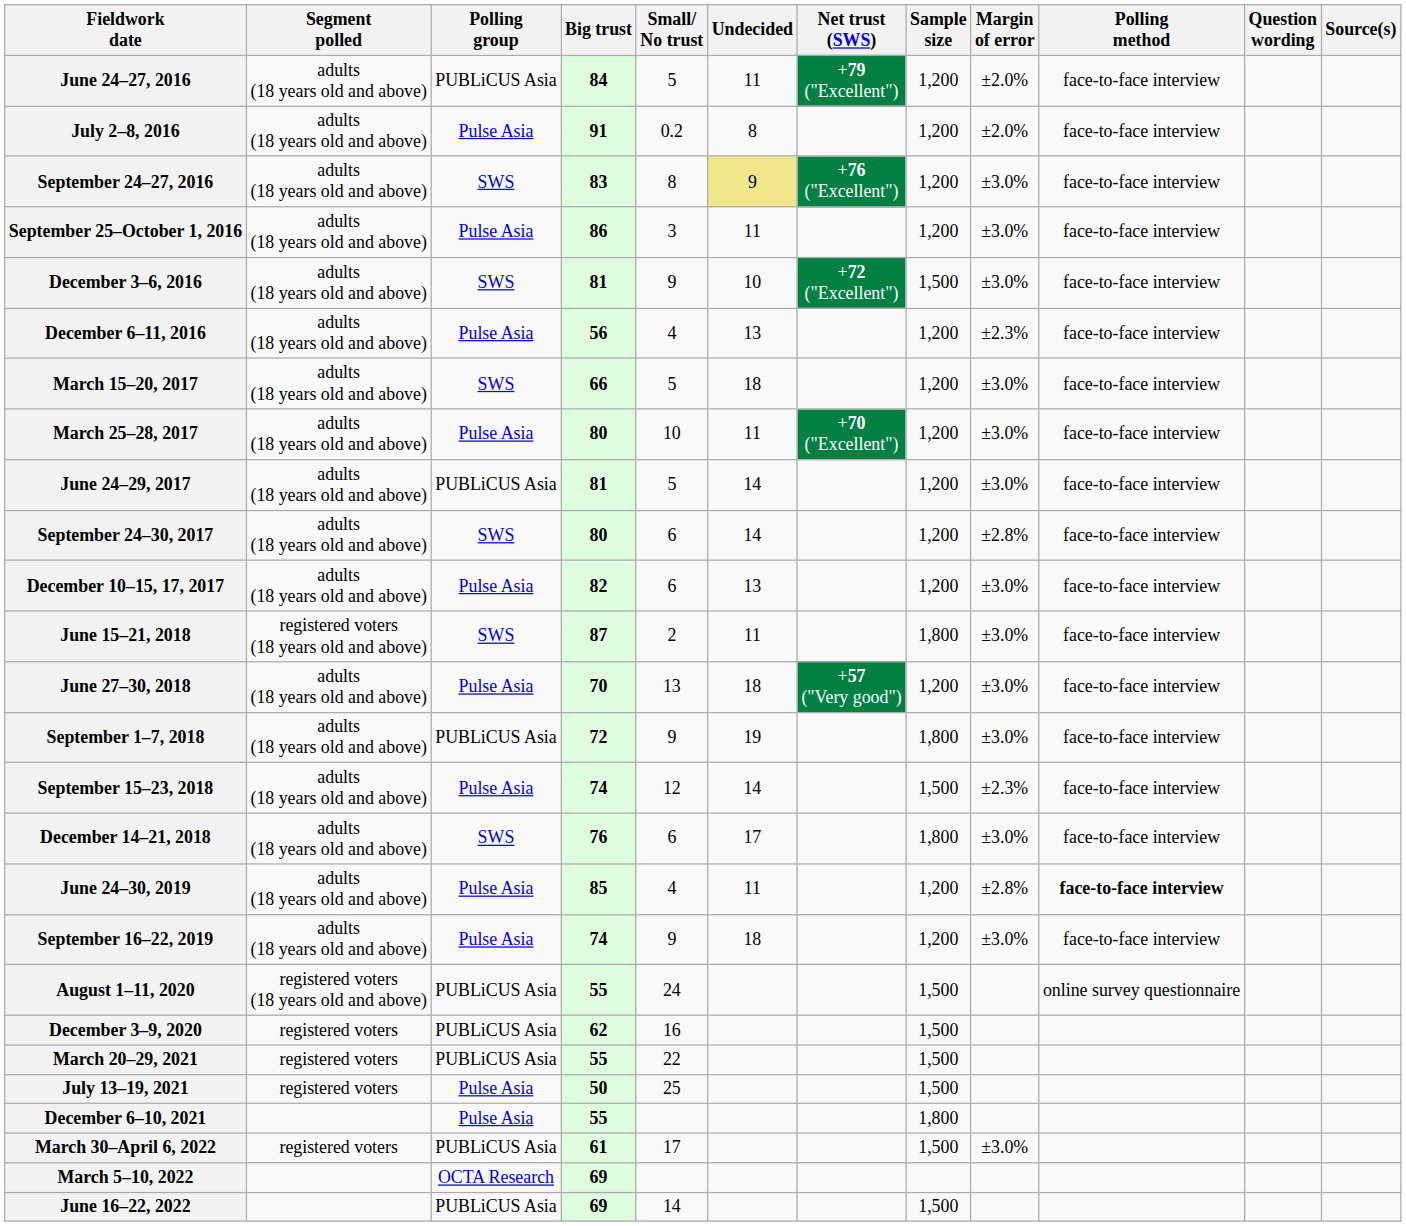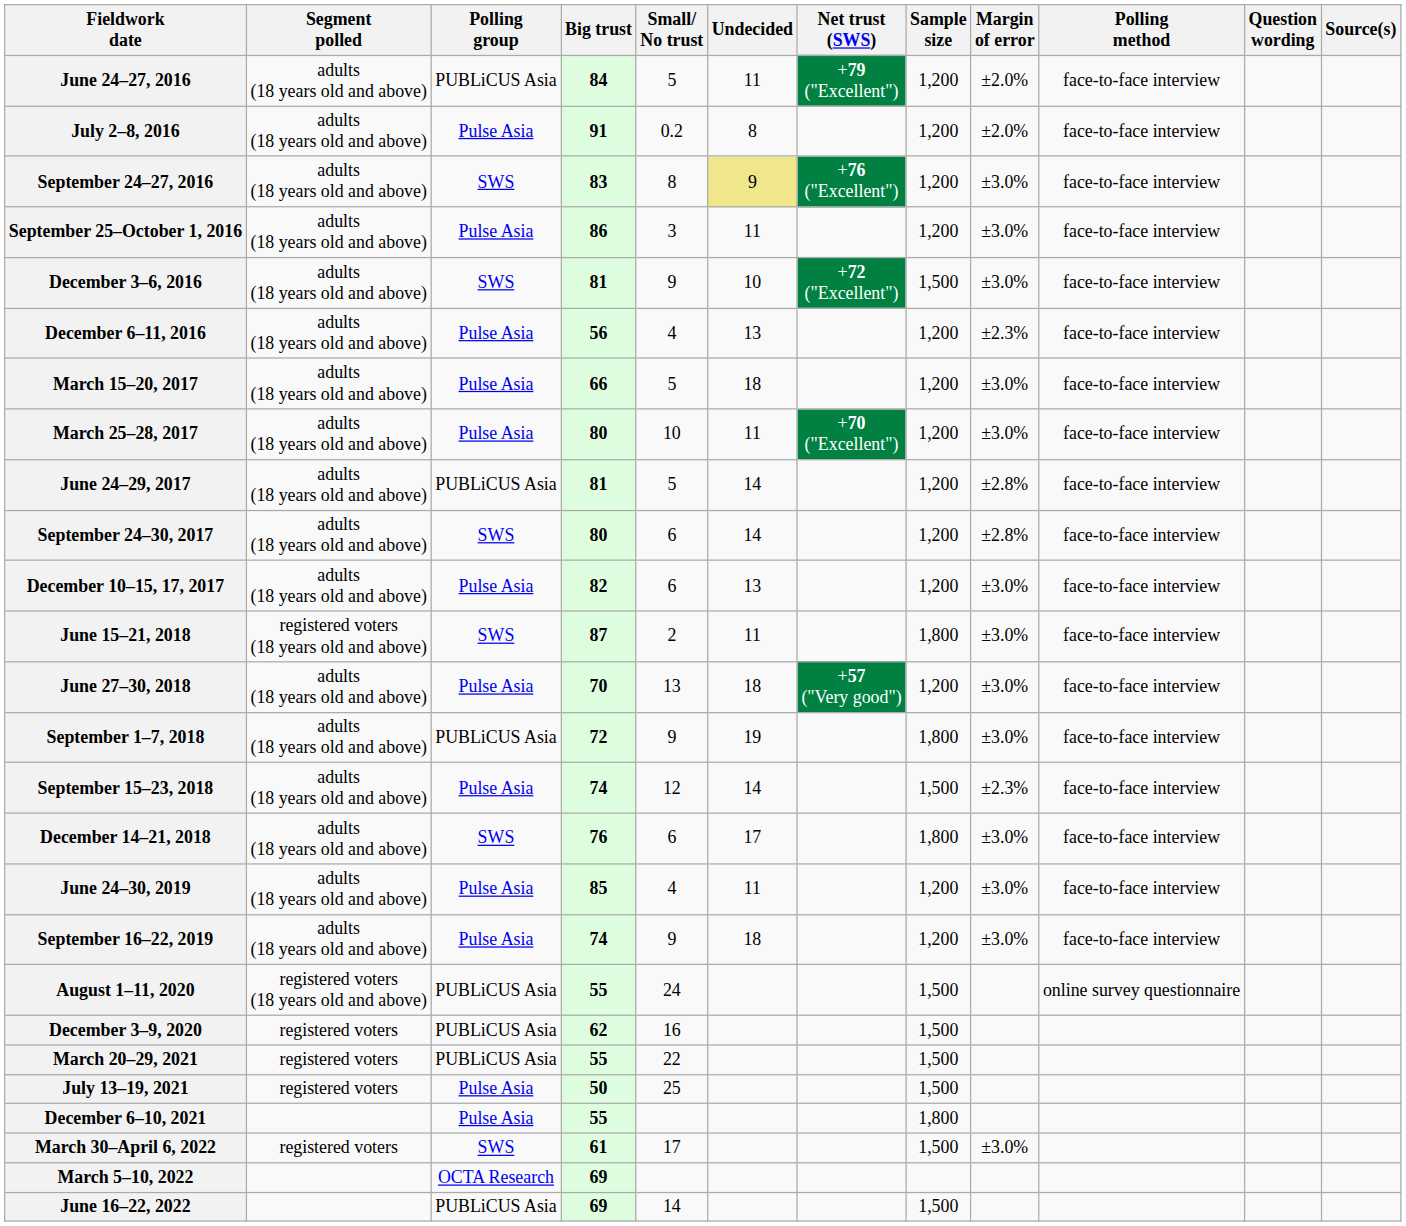(496, 383) SWS -> (496, 383) Pulse Asia
(1005, 484) ±3.0% -> (1005, 484) ±2.8%
(1005, 889) ±2.8% -> (1005, 889) ±3.0%
(1142, 889) bold -> (1142, 889) normal
(496, 1148) PUBLiCUS Asia -> (496, 1148) SWS
